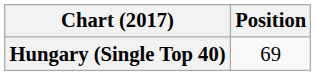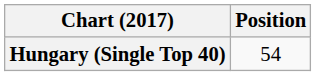(271, 53) 69 -> (271, 53) 54
